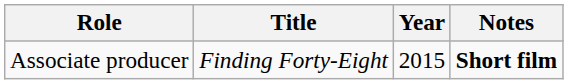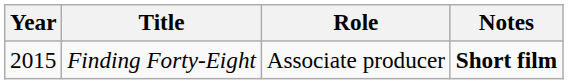columns swapped: (422, 22) <-> (99, 22)
